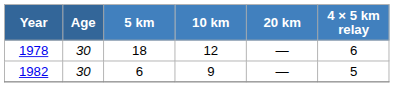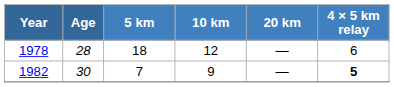(83, 51) 30 -> (83, 51) 28
(139, 72) 6 -> (139, 72) 7
(354, 72) normal -> (354, 72) bold
